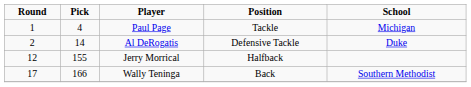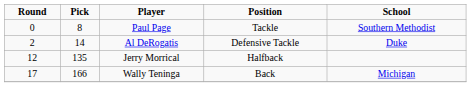(32, 27) 1 -> (32, 27) 0
(80, 27) 4 -> (80, 27) 8
(397, 27) Michigan -> (397, 27) Southern Methodist
(80, 58) 155 -> (80, 58) 135
(397, 74) Southern Methodist -> (397, 74) Michigan
